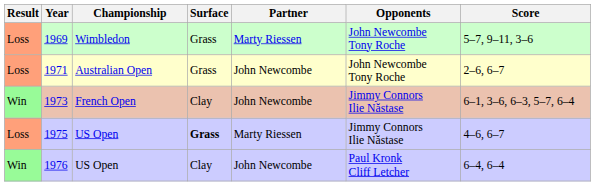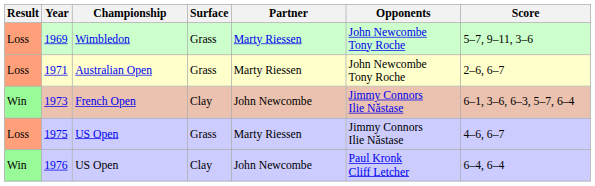(273, 70) John Newcombe -> (268, 70) Marty Riessen
(205, 133) bold -> (203, 133) normal
